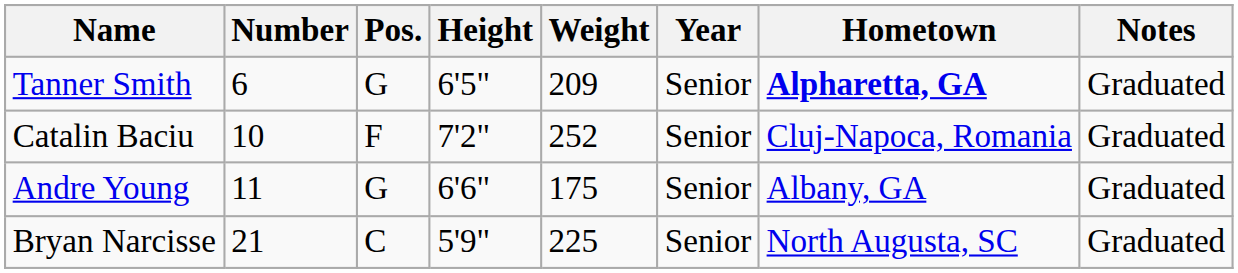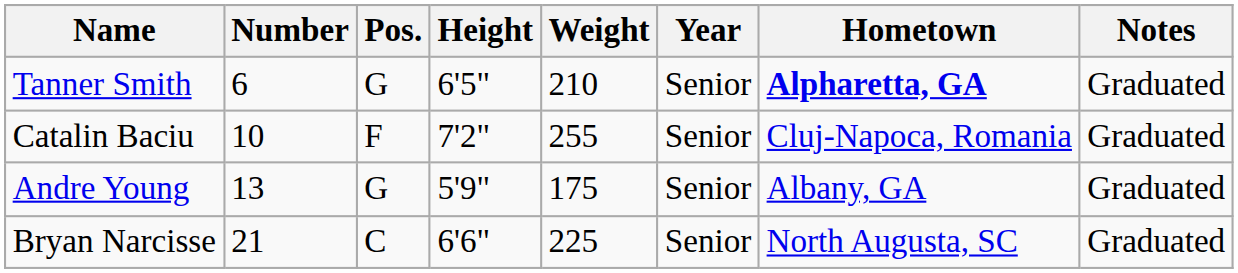(573, 83) 209 -> (573, 83) 210
(573, 135) 252 -> (573, 135) 255
(247, 188) 11 -> (248, 188) 13
(464, 188) 6'6" -> (464, 188) 5'9"
(464, 240) 5'9" -> (464, 240) 6'6"
